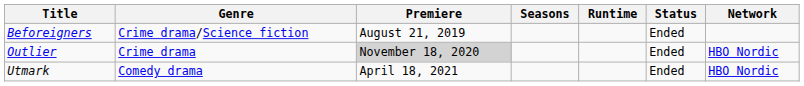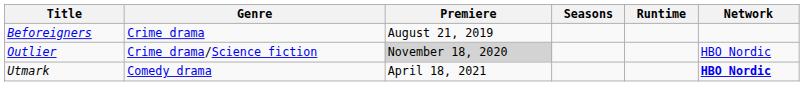- column: (676, 14)
(213, 33) Crime drama/Science fiction -> (166, 33) Crime drama
(157, 52) Crime drama -> (222, 52) Crime drama/Science fiction
(743, 71) normal -> (736, 71) bold
